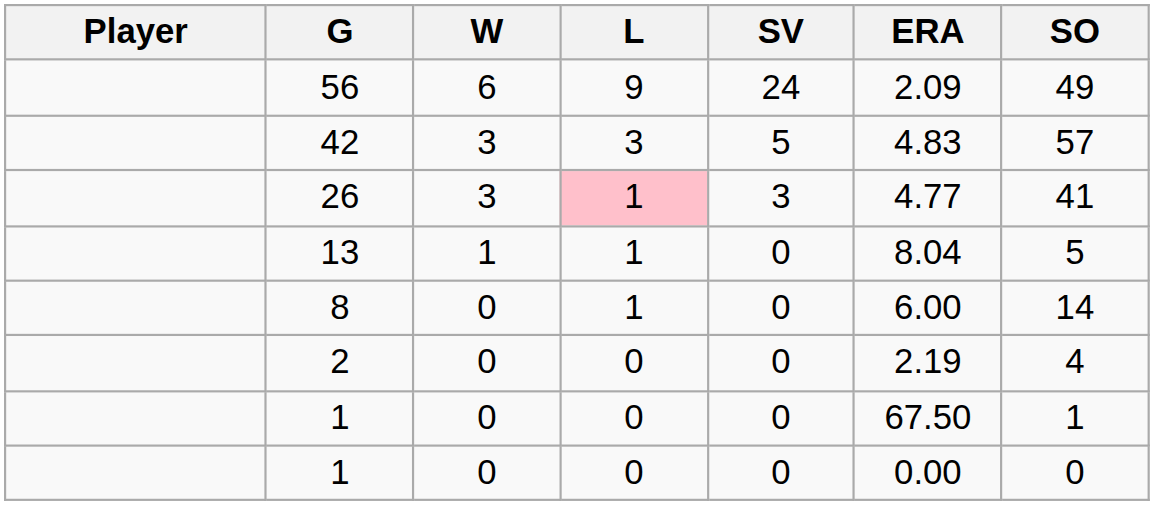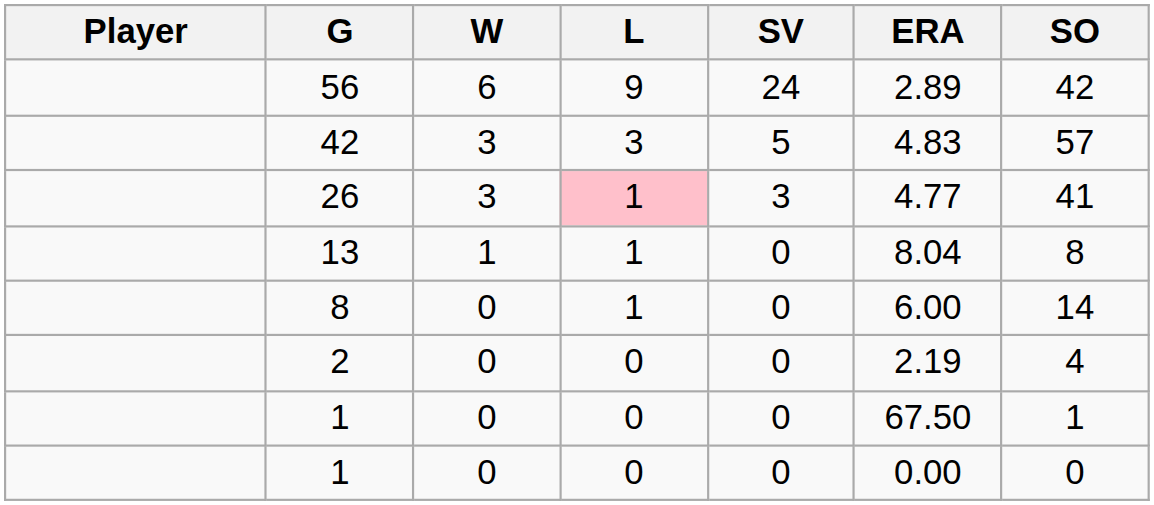(928, 87) 2.09 -> (928, 87) 2.89
(1075, 87) 49 -> (1075, 87) 42
(1075, 252) 5 -> (1075, 252) 8
